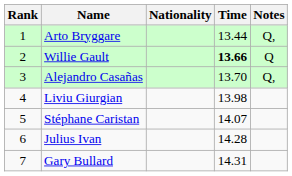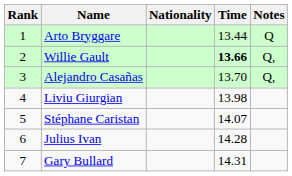(269, 35) Q, -> (269, 35) Q
(269, 56) Q -> (269, 56) Q,
